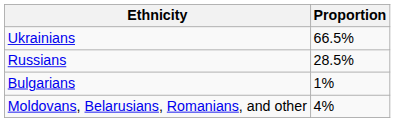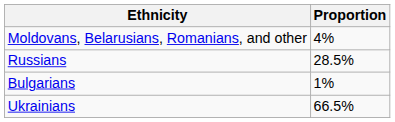rows swapped: (41, 38) <-> (157, 106)
